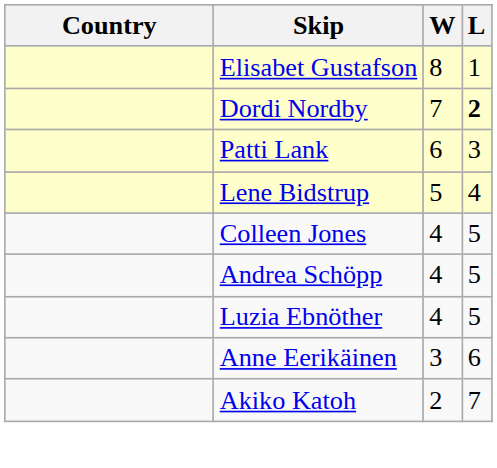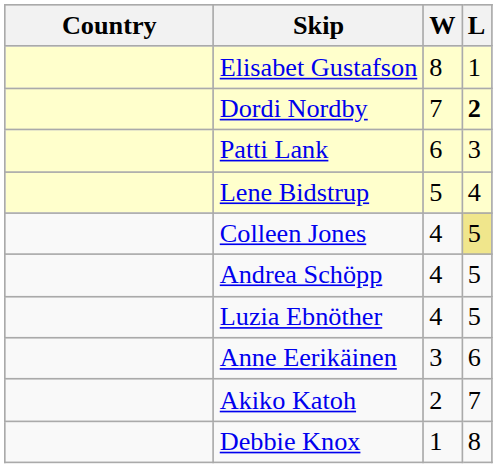(474, 233) no background -> (474, 233) khaki background
+ row: (290, 441)
